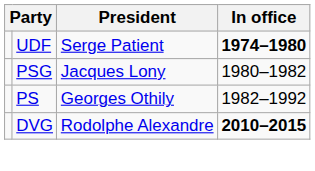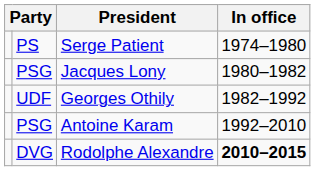(34, 44) UDF -> (28, 44) PS
(264, 44) bold -> (264, 44) normal
(28, 98) PS -> (34, 98) UDF
+ row: (117, 125)
